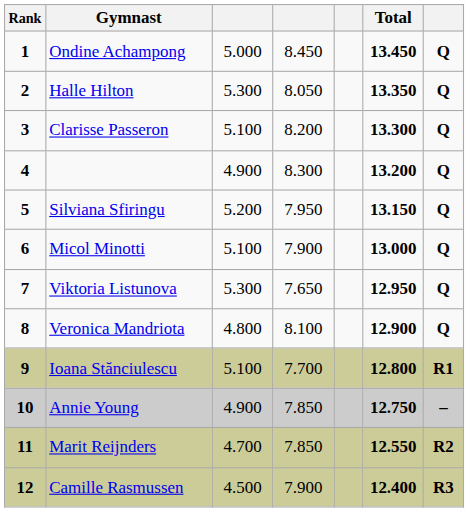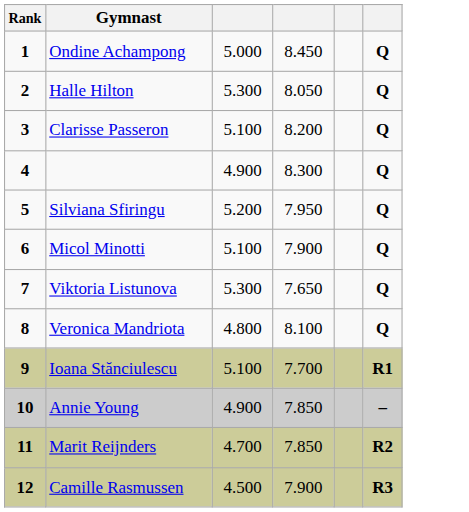- column: (393, 17)
